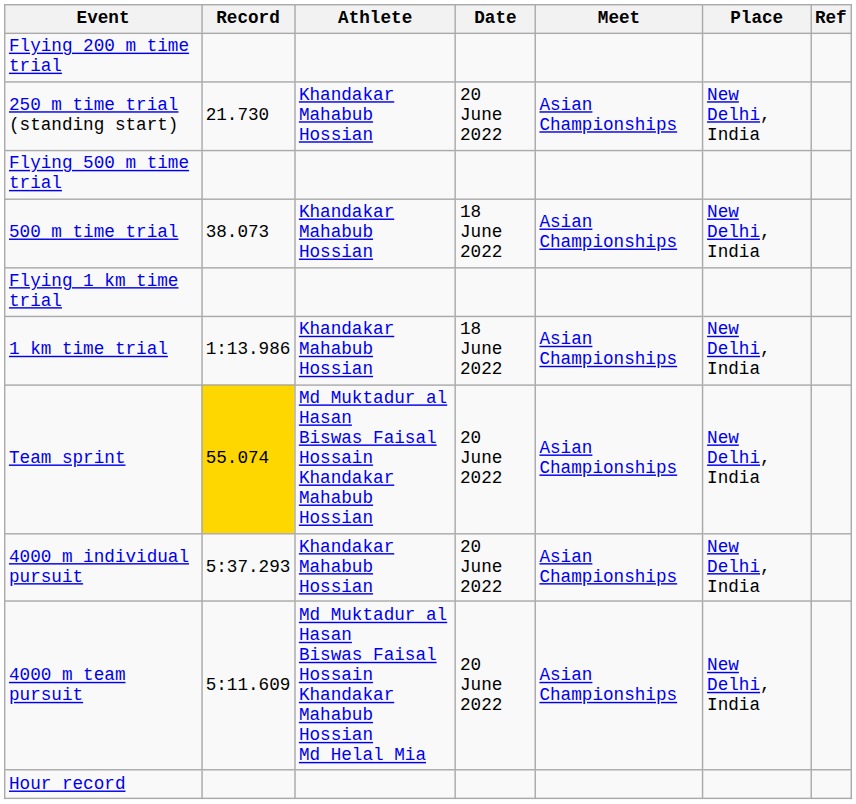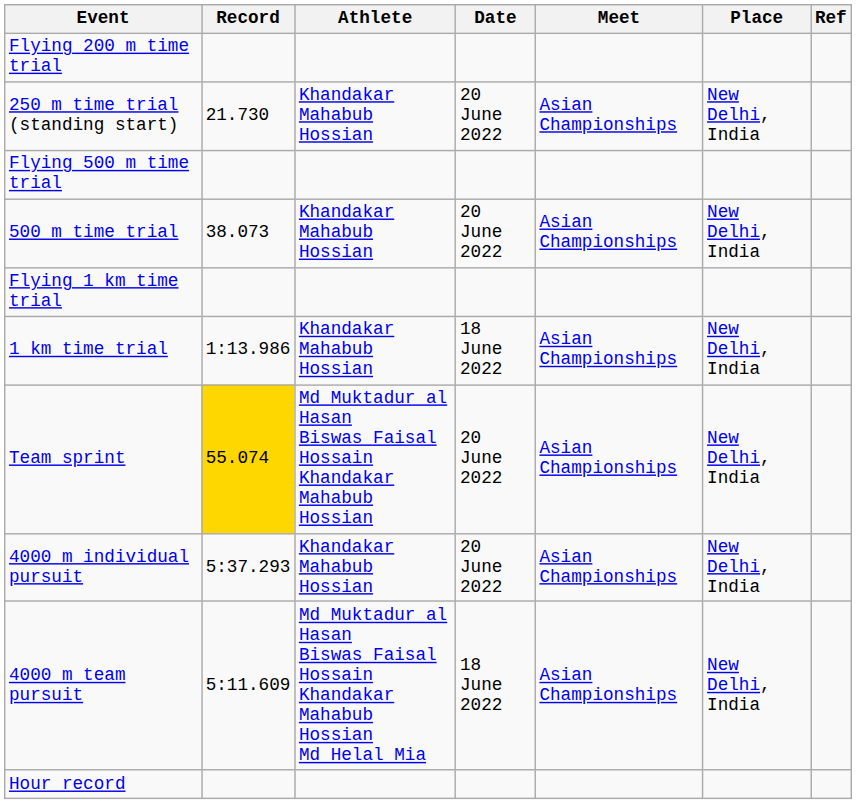(481, 233) 18 June 2022 -> (481, 233) 20 June 2022
(481, 686) 20 June 2022 -> (481, 686) 18 June 2022
